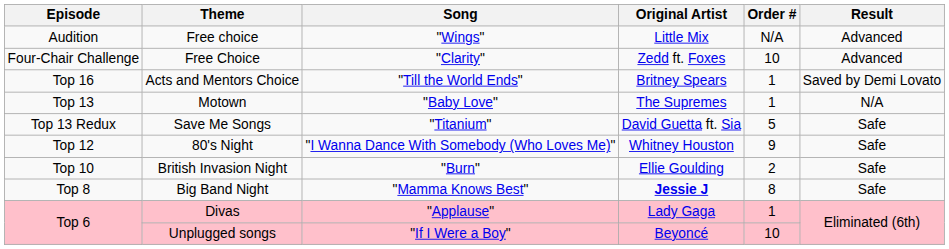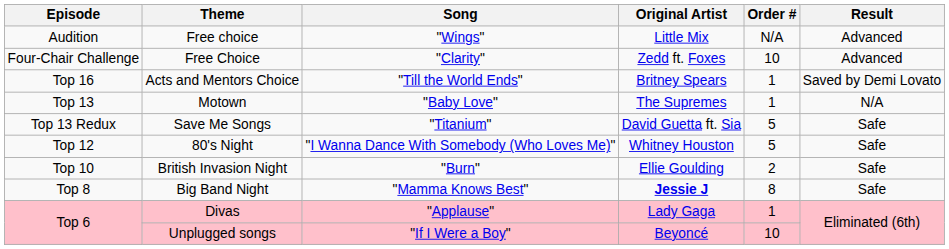(772, 146) 9 -> (772, 146) 5
